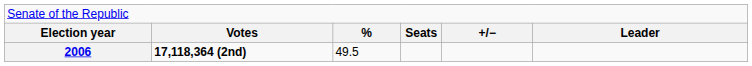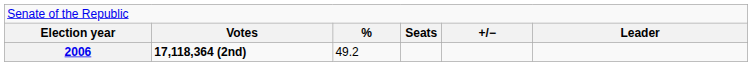(347, 52) 49.5 -> (347, 52) 49.2
